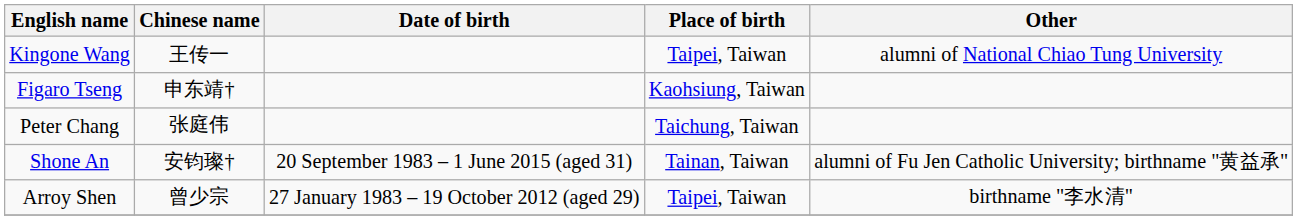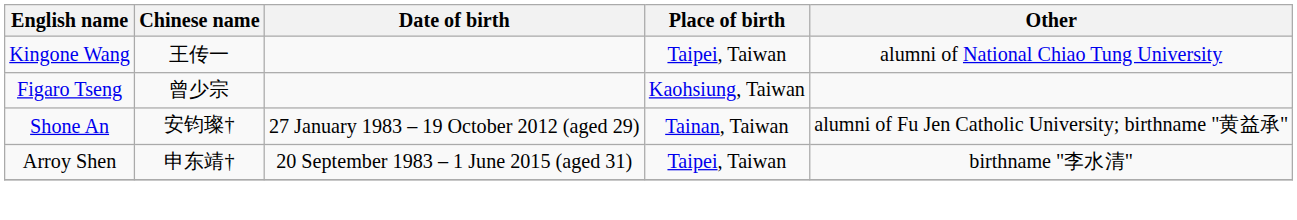(199, 89) 申东靖† -> (199, 89) 曾少宗
- row: (70, 125)
(454, 161) 20 September 1983 – 1 June 2015 (aged 31) -> (454, 125) 27 January 1983 – 19 October 2012 (aged 29)
(199, 196) 曾少宗 -> (199, 160) 申东靖†
(454, 197) 27 January 1983 – 19 October 2012 (aged 29) -> (454, 161) 20 September 1983 – 1 June 2015 (aged 31)
